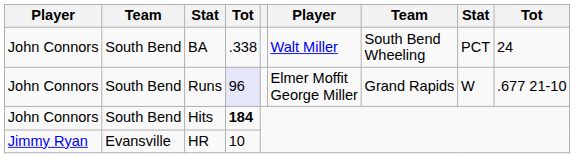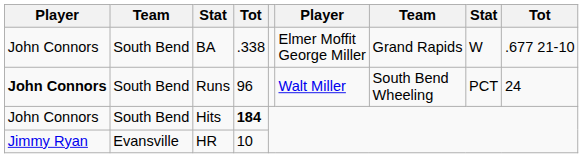(304, 47) Walt Miller -> (322, 47) Elmer Moffit George Miller
(403, 47) South Bend Wheeling -> (417, 47) Grand Rapids
(476, 47) PCT -> (476, 47) W
(505, 47) 24 -> (540, 47) .677 21-10
(53, 86) normal -> (57, 86) bold
(237, 86) lavender background -> (245, 86) no background
(314, 86) Elmer Moffit George Miller -> (312, 86) Walt Miller
(409, 86) Grand Rapids -> (411, 86) South Bend Wheeling
(468, 86) W -> (484, 86) PCT
(532, 86) .677 21-10 -> (513, 86) 24
